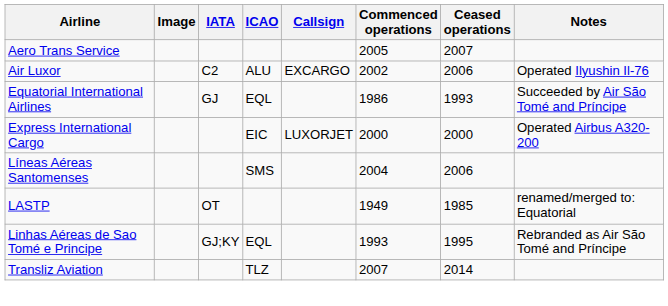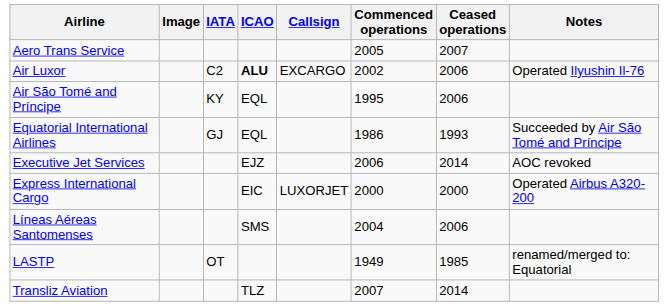(258, 71) normal -> (254, 71) bold
+ row: (65, 99)
+ row: (79, 163)
- row: (72, 241)
